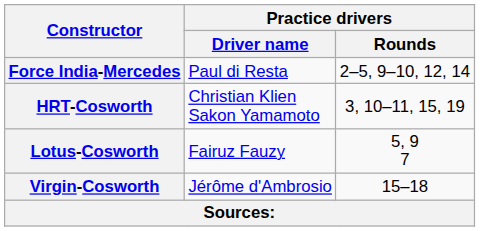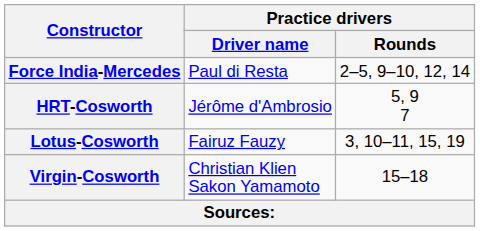(254, 106) Christian Klien Sakon Yamamoto -> (260, 106) Jérôme d'Ambrosio
(405, 106) 3, 10–11, 15, 19 -> (405, 106) 5, 9 7
(405, 151) 5, 9 7 -> (405, 141) 3, 10–11, 15, 19
(260, 186) Jérôme d'Ambrosio -> (254, 177) Christian Klien Sakon Yamamoto
